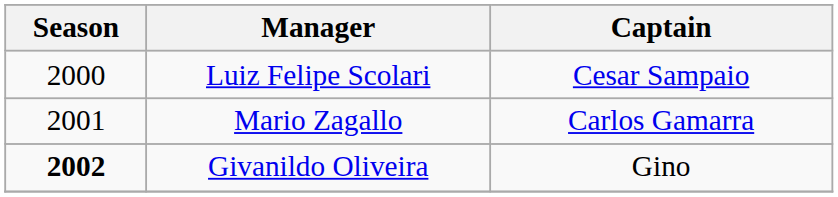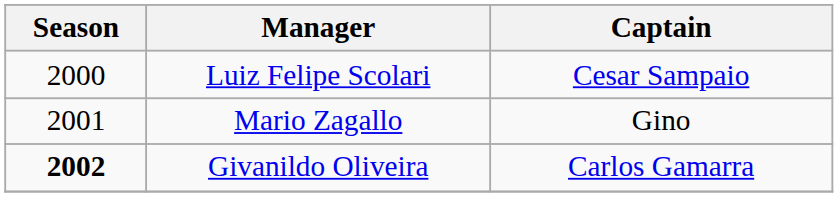(661, 120) Carlos Gamarra -> (661, 120) Gino
(661, 167) Gino -> (661, 167) Carlos Gamarra
